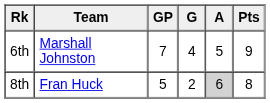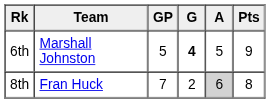(163, 51) 7 -> (163, 51) 5
(192, 51) normal -> (192, 51) bold
(163, 84) 5 -> (163, 84) 7
